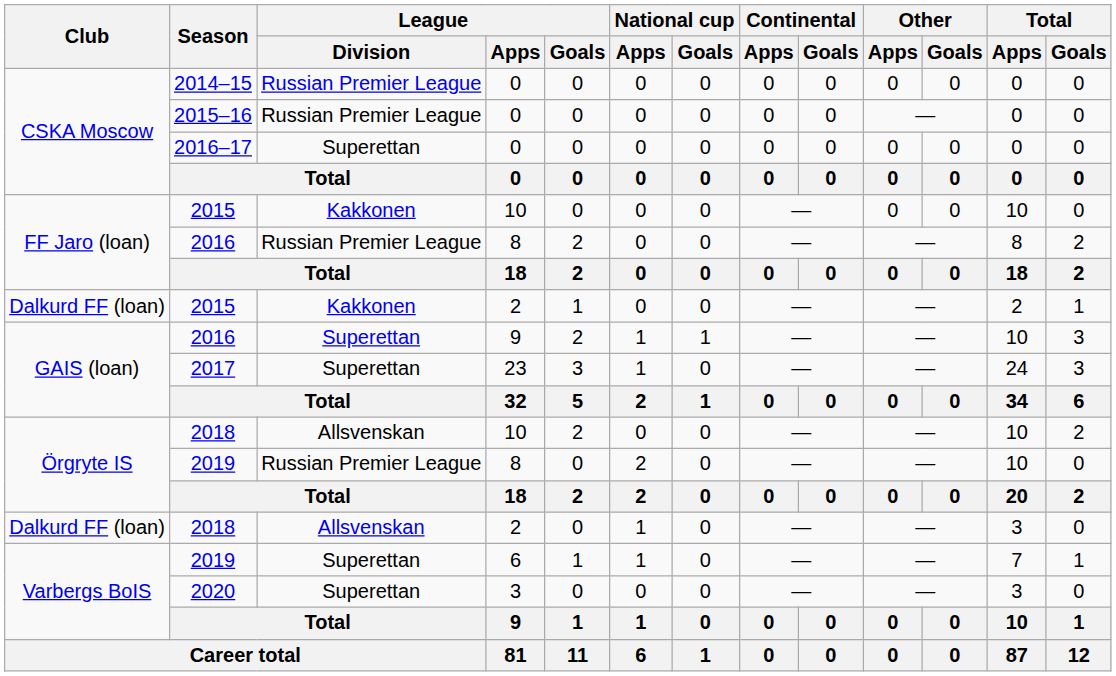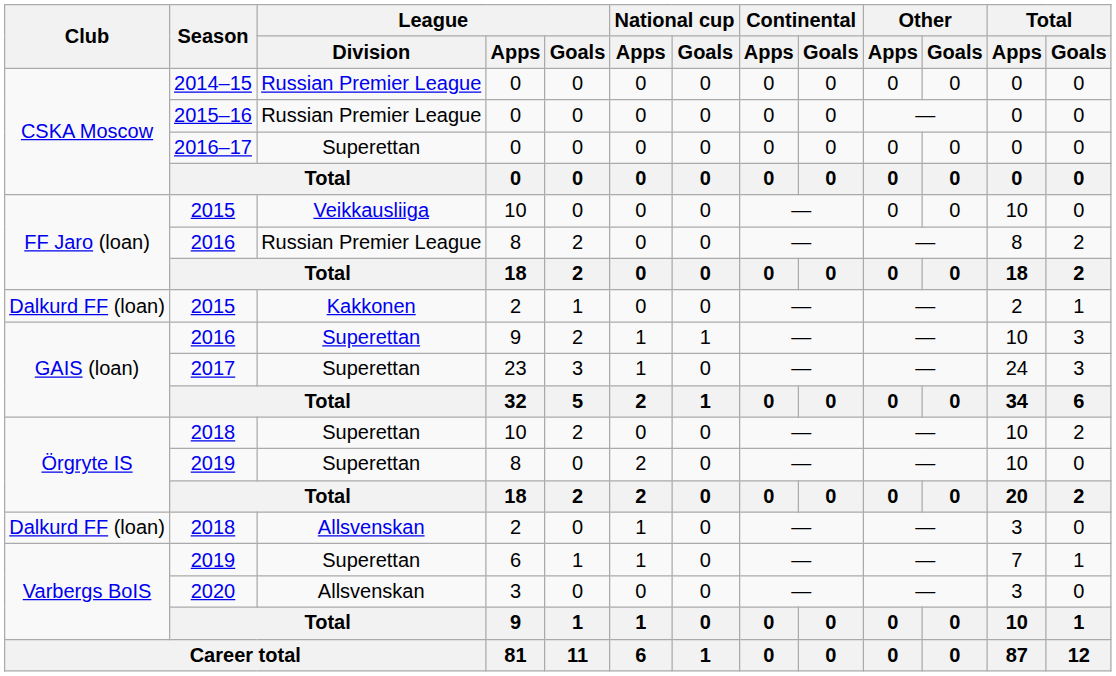(371, 210) Kakkonen -> (371, 210) Veikkausliiga
(371, 432) Allsvenskan -> (371, 432) Superettan
(371, 464) Russian Premier League -> (371, 464) Superettan
(371, 591) Superettan -> (371, 591) Allsvenskan
